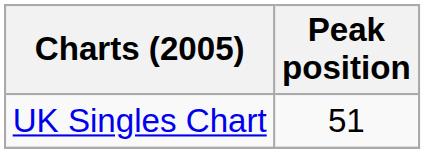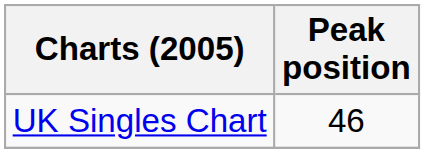(346, 120) 51 -> (346, 120) 46
